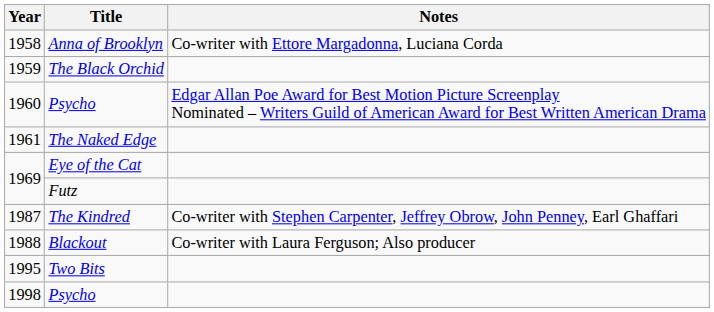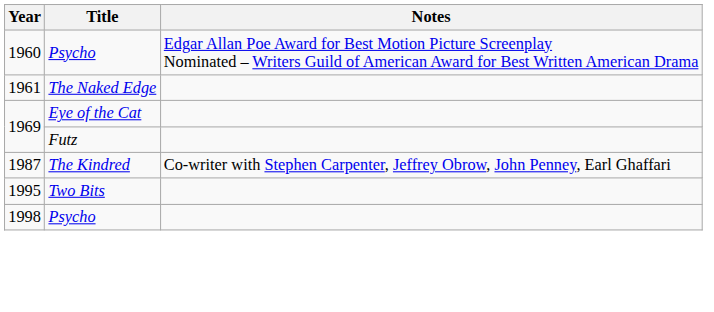- row: (25, 43)
- row: (25, 69)
- row: (25, 242)
